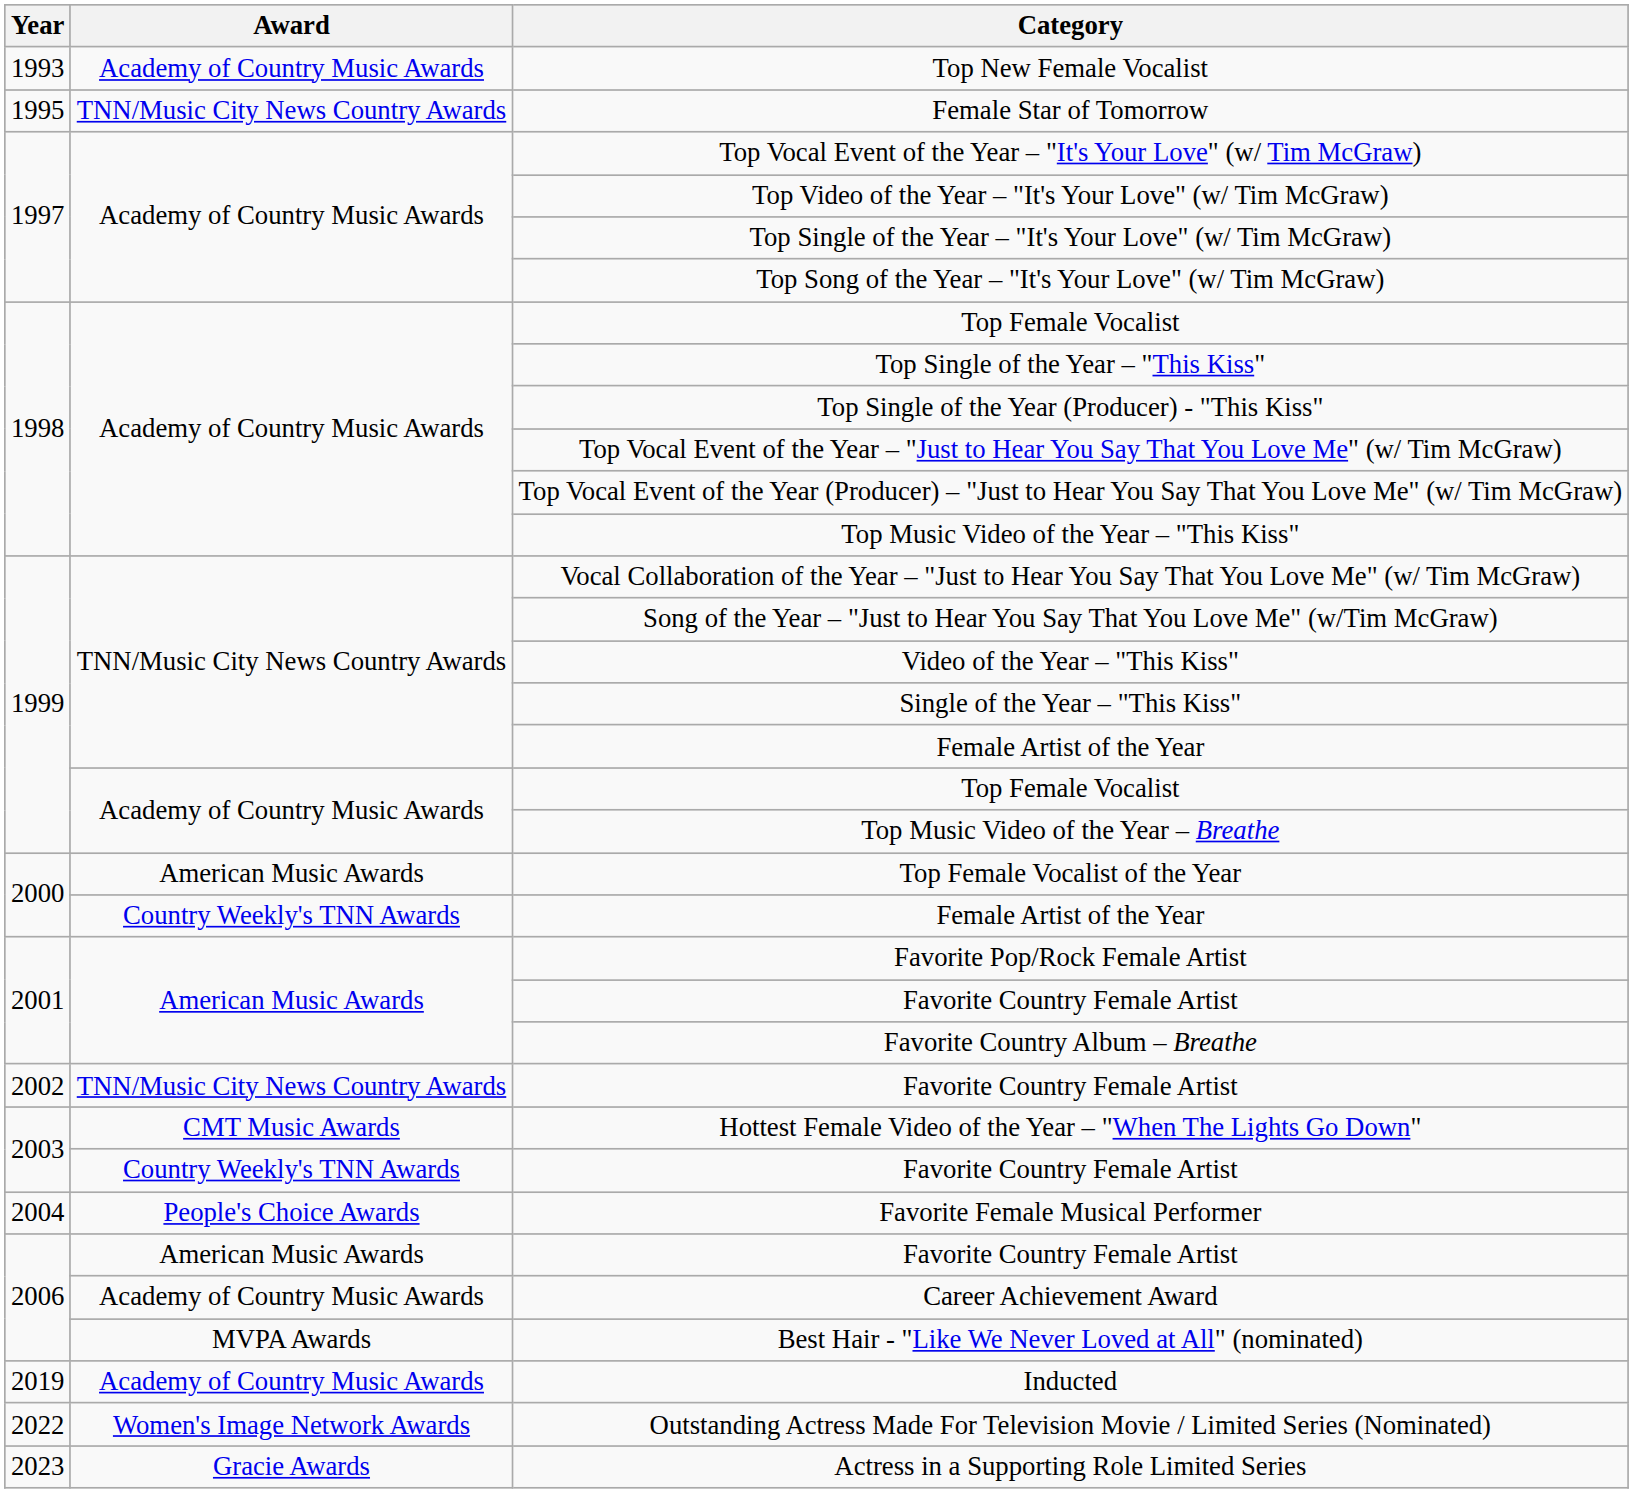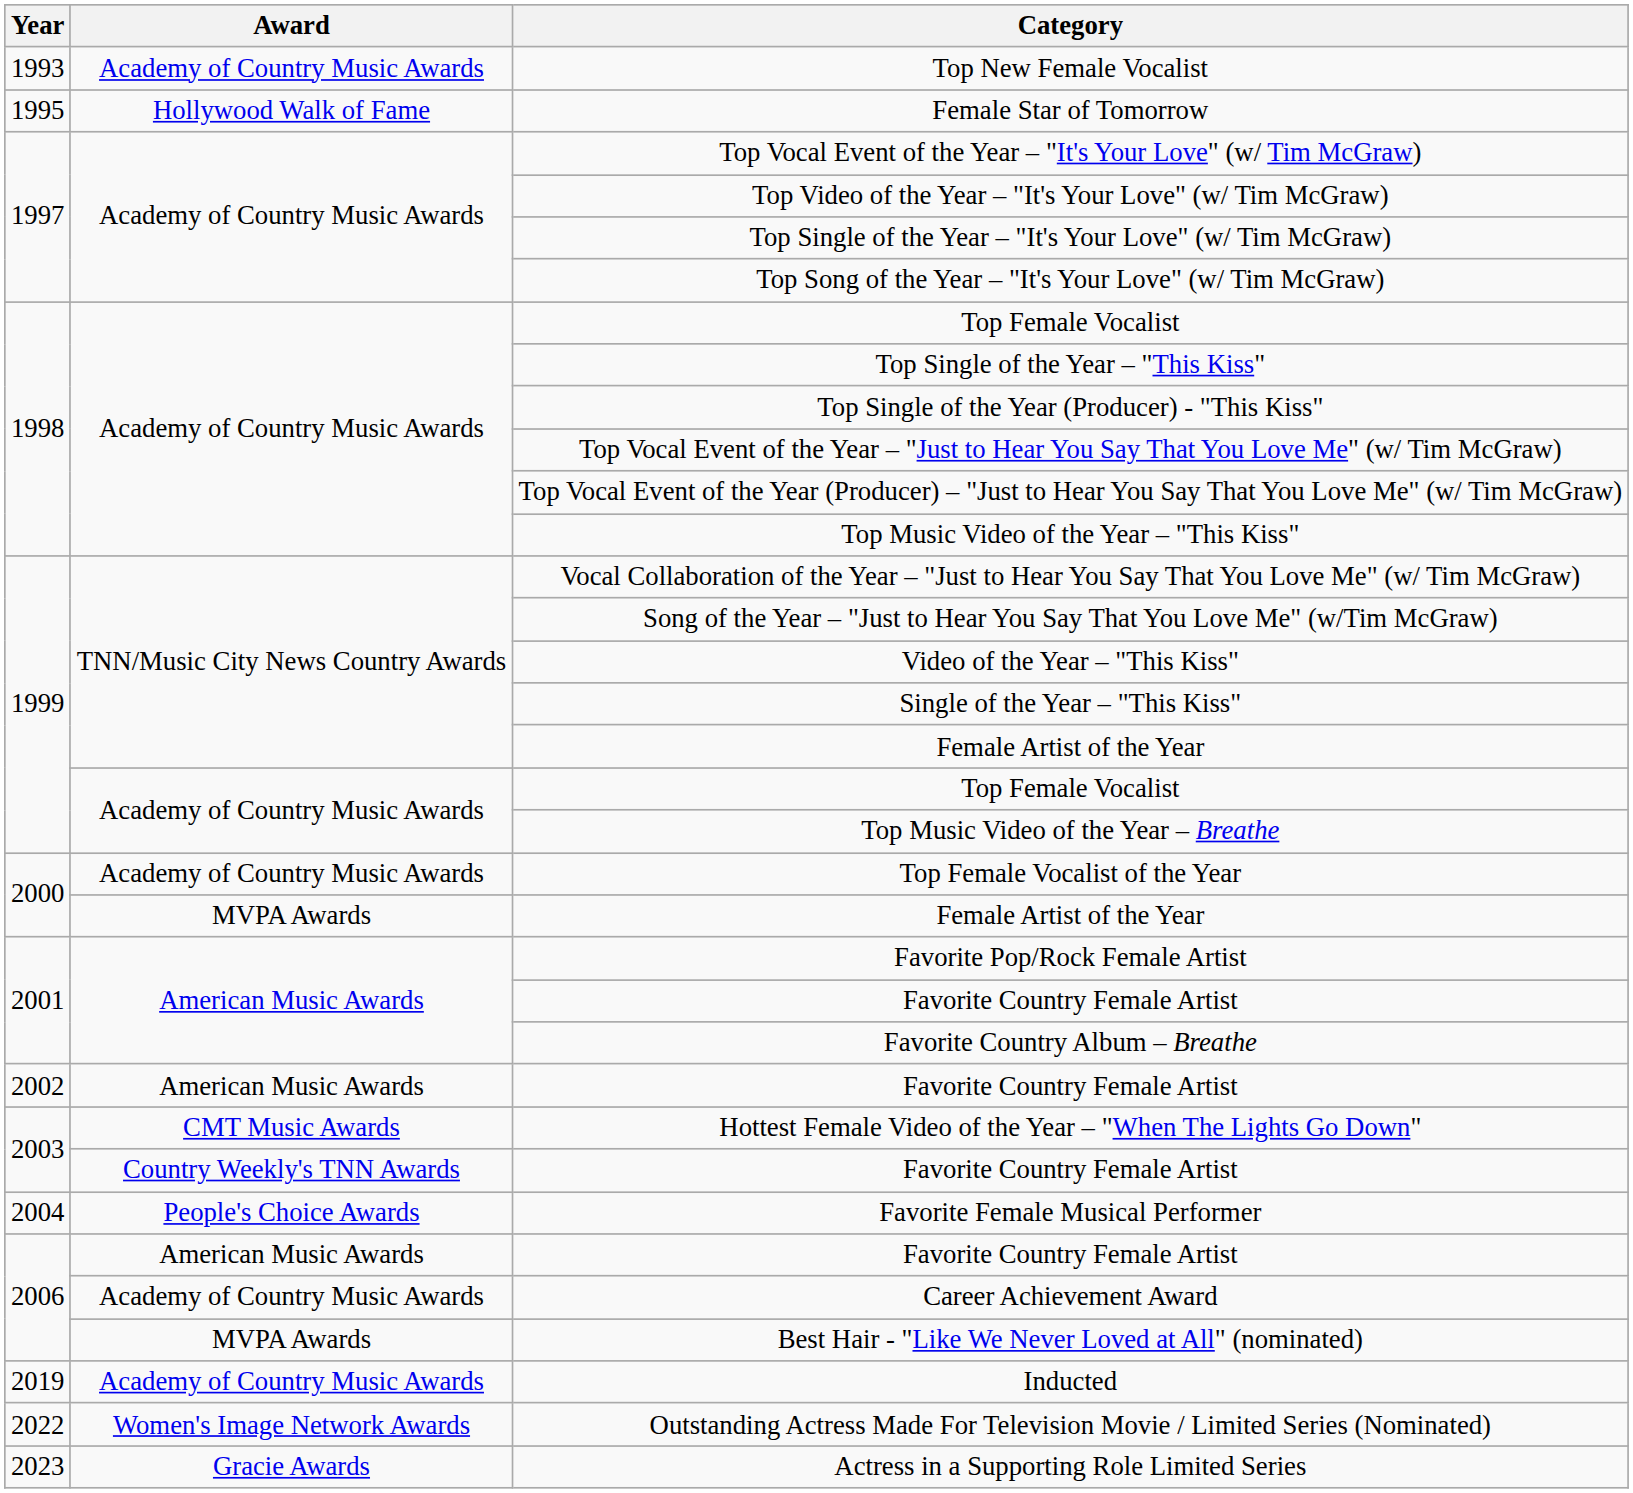(292, 110) TNN/Music City News Country Awards -> (291, 110) Hollywood Walk of Fame
(292, 873) American Music Awards -> (292, 873) Academy of Country Music Awards
(292, 915) Country Weekly's TNN Awards -> (291, 915) MVPA Awards
(292, 1085) TNN/Music City News Country Awards -> (292, 1085) American Music Awards
